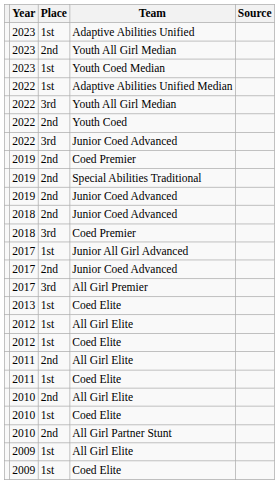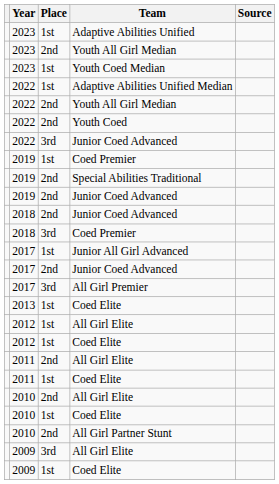(48, 104) 3rd -> (49, 104) 2nd
(49, 159) 2nd -> (47, 159) 1st
(47, 452) 1st -> (48, 452) 3rd
